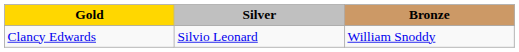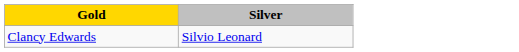- column: (429, 15)
